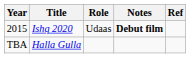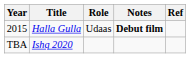(52, 28) Ishq 2020 -> (56, 28) Halla Gulla
(56, 45) Halla Gulla -> (52, 45) Ishq 2020
